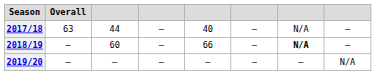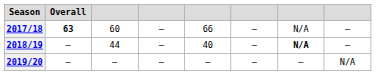(68, 29) normal -> (68, 29) bold
(115, 29) 44 -> (115, 29) 60
(208, 29) 40 -> (208, 29) 66
(115, 45) 60 -> (115, 45) 44
(208, 45) 66 -> (208, 45) 40
